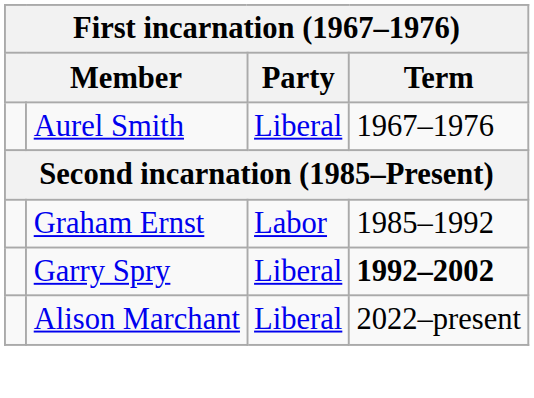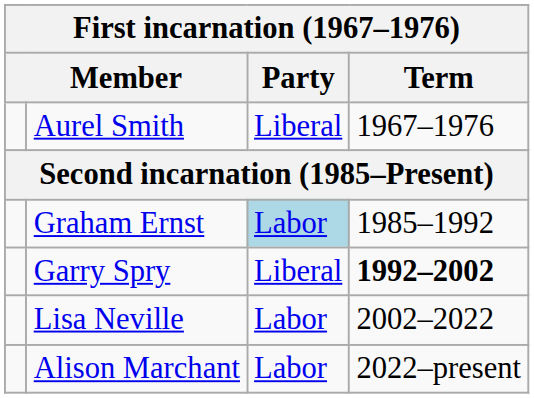(291, 222) no background -> (291, 222) lightblue background
+ row: (109, 319)
(298, 319) Liberal -> (291, 367) Labor
